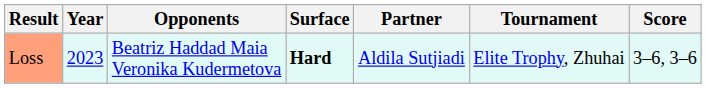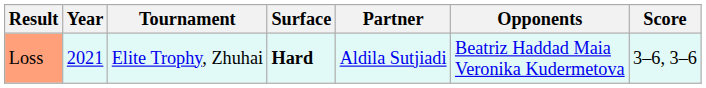columns swapped: (549, 18) <-> (197, 18)
(85, 58) 2023 -> (85, 58) 2021
